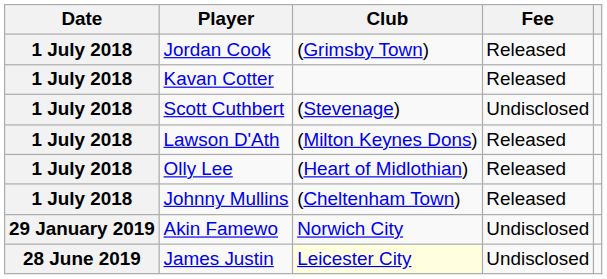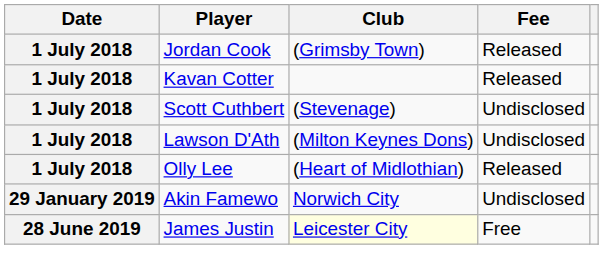(526, 139) Released -> (534, 139) Undisclosed
- row: (226, 199)
(538, 259) Undisclosed -> (502, 229) Free
